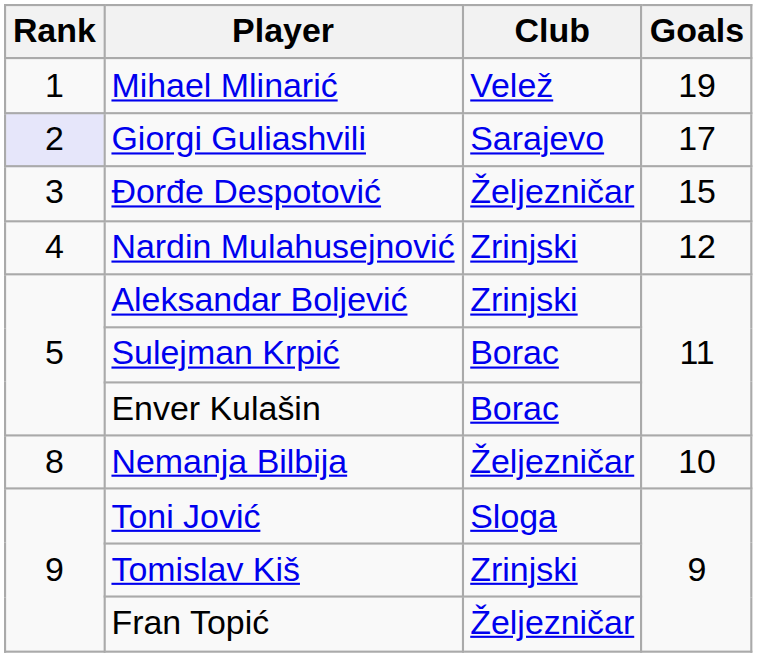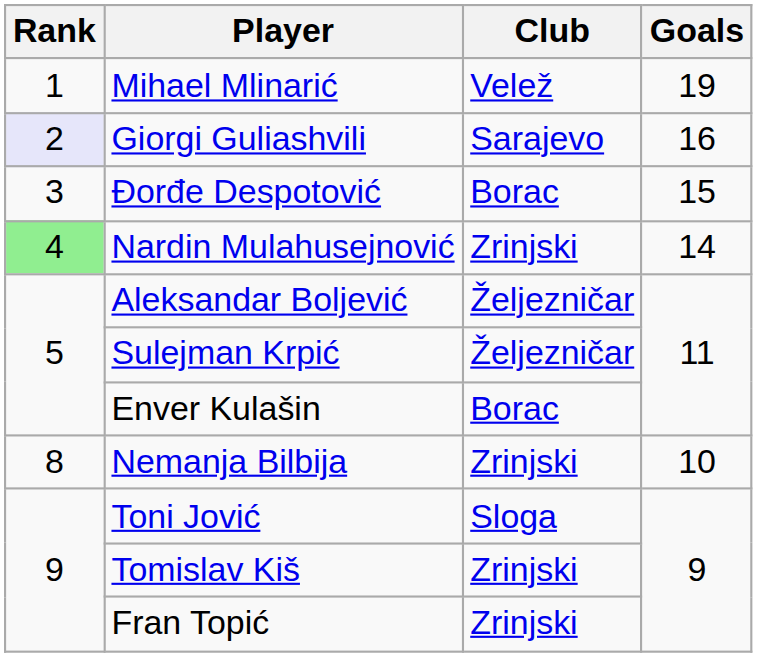(697, 138) 17 -> (697, 138) 16
(552, 192) Željezničar -> (515, 192) Borac
(54, 246) no background -> (54, 246) lightgreen background
(697, 246) 12 -> (697, 246) 14
(524, 300) Zrinjski -> (552, 300) Željezničar
(515, 354) Borac -> (552, 354) Željezničar
(552, 461) Željezničar -> (524, 461) Zrinjski
(552, 623) Željezničar -> (524, 623) Zrinjski
